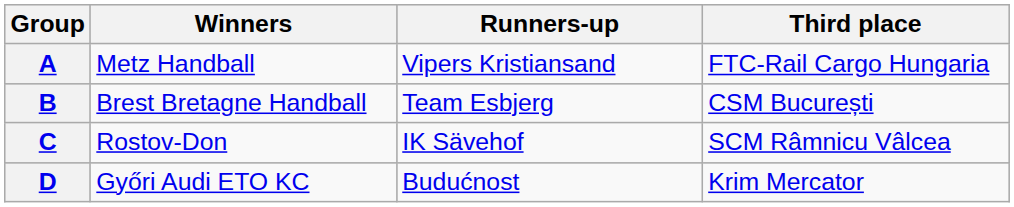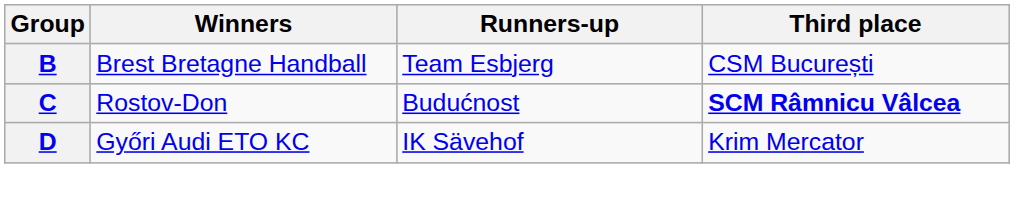- row: (48, 63)
(463, 142) IK Sävehof -> (461, 102) Budućnost
(829, 142) normal -> (834, 102) bold
(461, 181) Budućnost -> (463, 142) IK Sävehof
